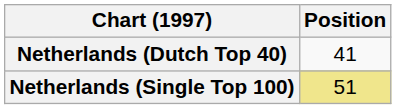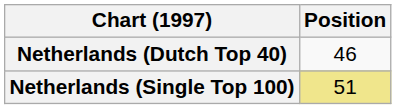(345, 53) 41 -> (345, 53) 46
